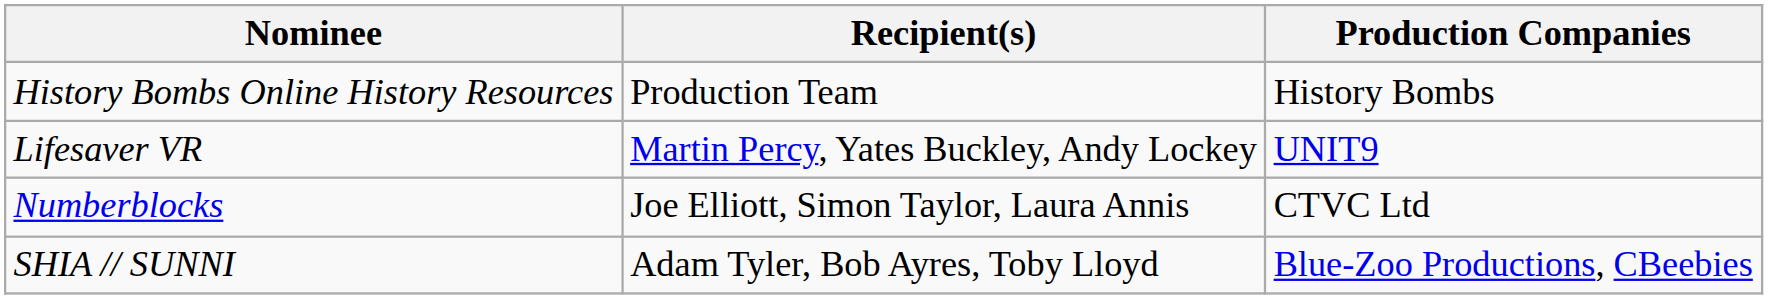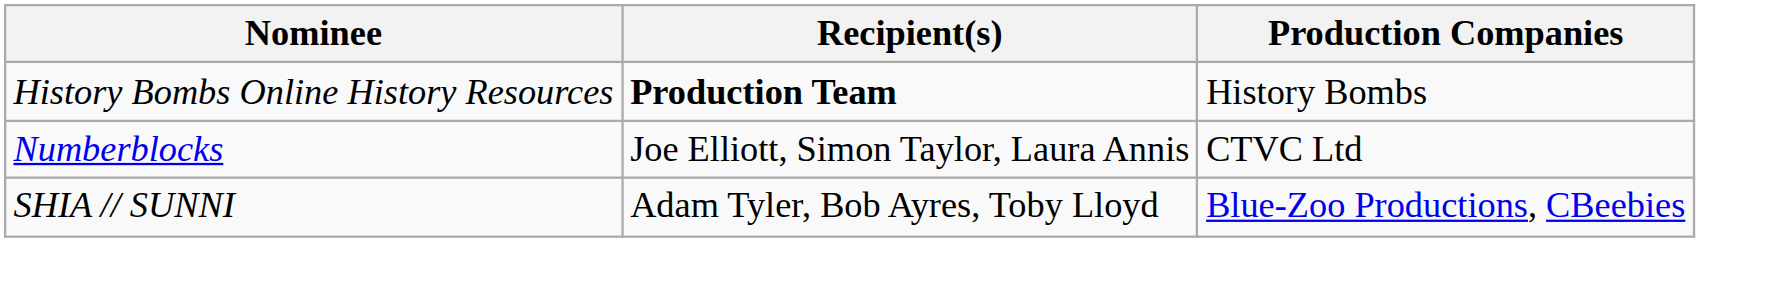(754, 90) normal -> (763, 90) bold
- row: (108, 148)
